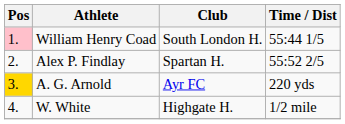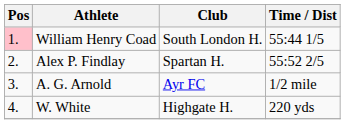(13, 84) gold background -> (13, 84) no background
(292, 84) 220 yds -> (293, 84) 1/2 mile
(293, 107) 1/2 mile -> (292, 107) 220 yds
